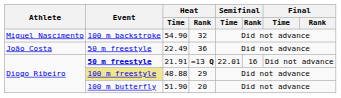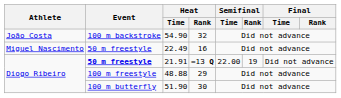(45, 35) Miguel Nascimento -> (29, 35) João Costa
(29, 48) João Costa -> (45, 48) Miguel Nascimento
(202, 48) 36 -> (202, 48) 16
(229, 61) 22.01 -> (229, 61) 22.00
(253, 61) 16 -> (253, 61) 19
(122, 73) khaki background -> (122, 73) no background
(202, 86) 20 -> (202, 86) 30
